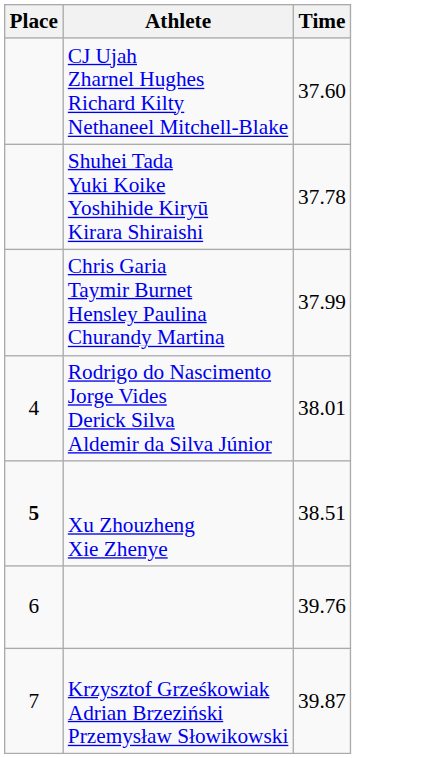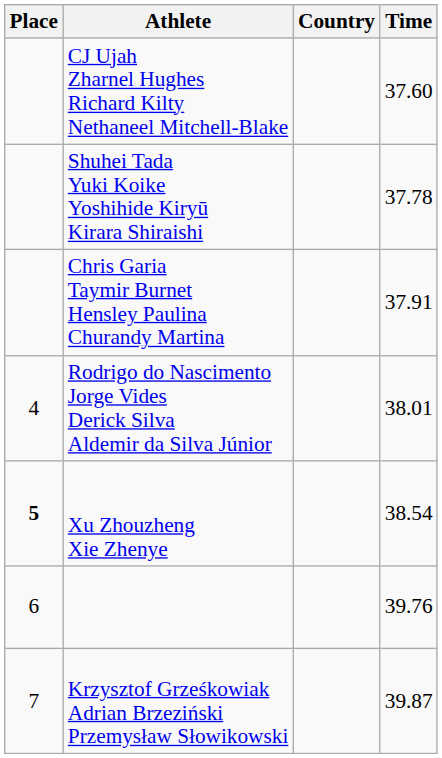+ column: (337, 21)
(322, 302) 37.99 -> (409, 302) 37.91
(322, 513) 38.51 -> (409, 513) 38.54
